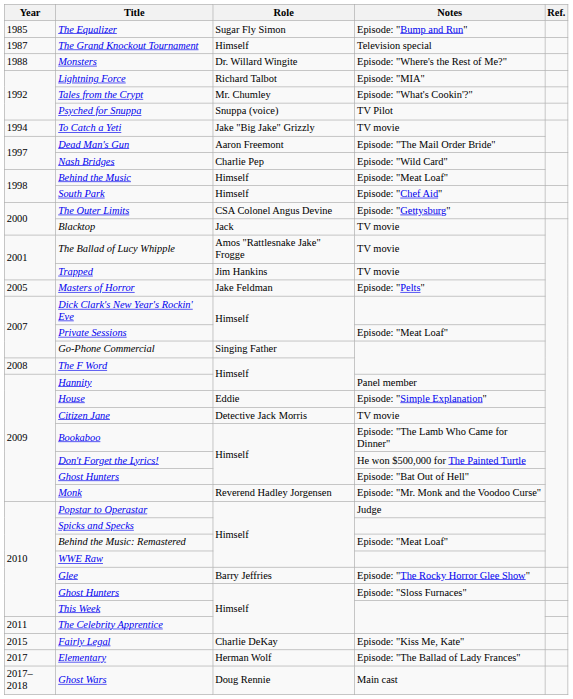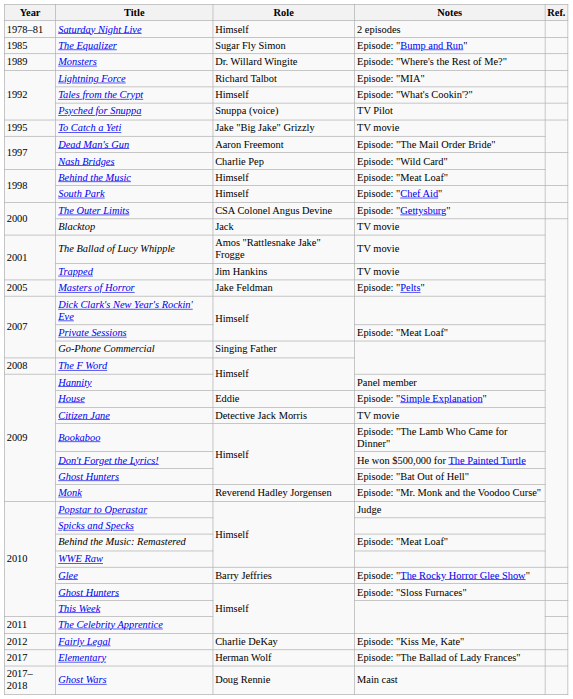+ row: (100, 29)
- row: (128, 45)
(17, 62) 1988 -> (17, 62) 1989
(243, 95) Mr. Chumley -> (232, 95) Himself
(17, 128) 1994 -> (17, 128) 1995
(17, 641) 2015 -> (17, 641) 2012
